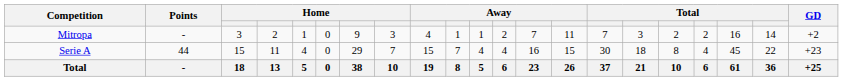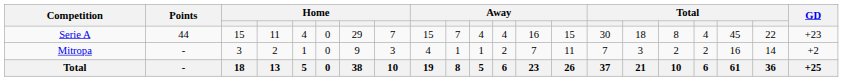rows swapped: (75, 51) <-> (75, 34)
